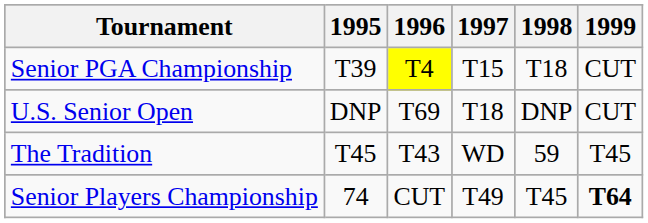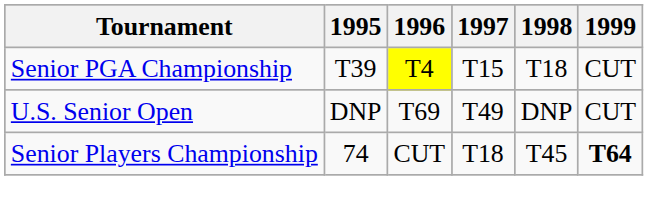(483, 111) T18 -> (483, 111) T49
- row: (82, 153)
(483, 196) T49 -> (483, 153) T18
